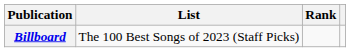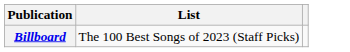- column: (321, 15)
